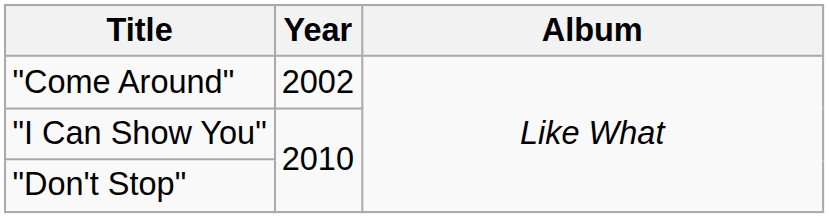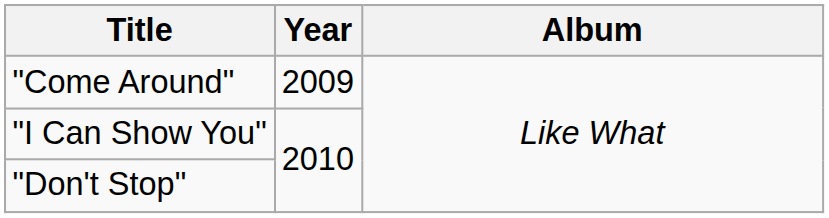(318, 81) 2002 -> (318, 81) 2009
